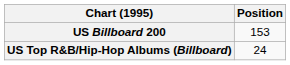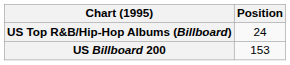rows swapped: (119, 32) <-> (119, 50)
